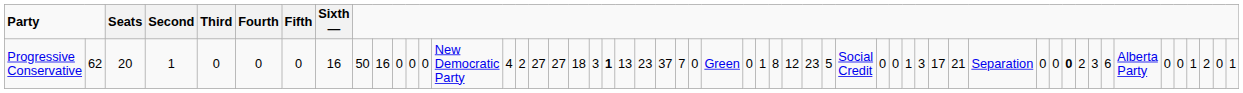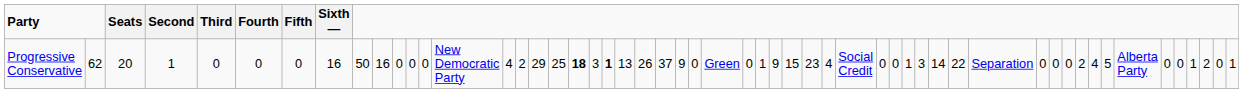(539, 63) 27 -> (539, 63) 29
(559, 63) 27 -> (559, 63) 25
(579, 63) normal -> (579, 63) bold
(645, 63) 23 -> (645, 63) 26
(682, 63) 7 -> (682, 63) 9
(775, 63) 8 -> (775, 63) 9
(792, 63) 12 -> (792, 63) 15
(829, 63) 5 -> (829, 63) 4
(938, 63) 17 -> (938, 63) 14
(958, 63) 21 -> (958, 63) 22
(1069, 63) bold -> (1069, 63) normal
(1095, 63) 3 -> (1095, 63) 4
(1108, 63) 6 -> (1108, 63) 5
